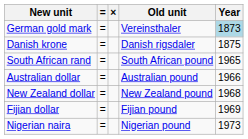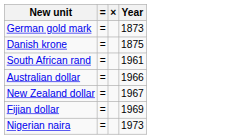- column: (167, 12)
(229, 28) lightblue background -> (132, 28) no background
(229, 61) 1965 -> (132, 61) 1961
(229, 93) 1968 -> (132, 93) 1967
